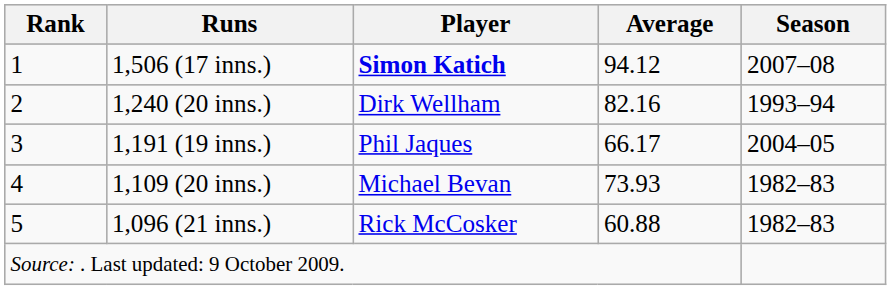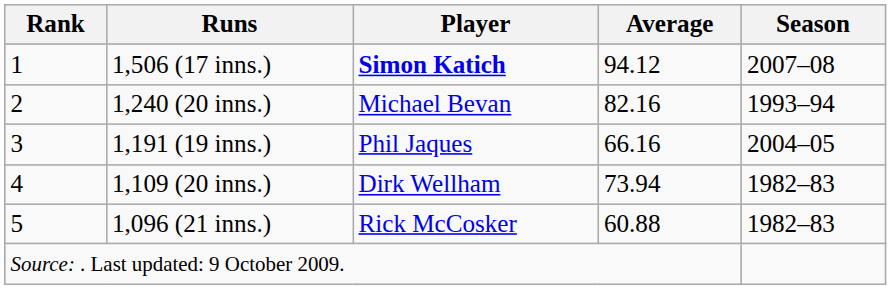(429, 104) Dirk Wellham -> (435, 104) Michael Bevan
(632, 143) 66.17 -> (632, 143) 66.16
(435, 183) Michael Bevan -> (429, 183) Dirk Wellham
(632, 183) 73.93 -> (632, 183) 73.94
